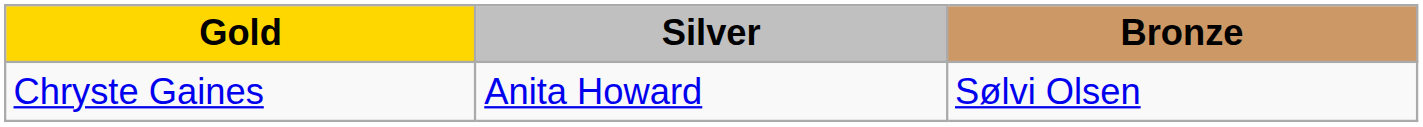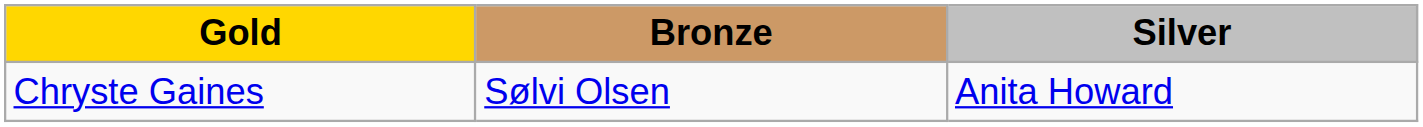columns swapped: (711, 33) <-> (1182, 33)
